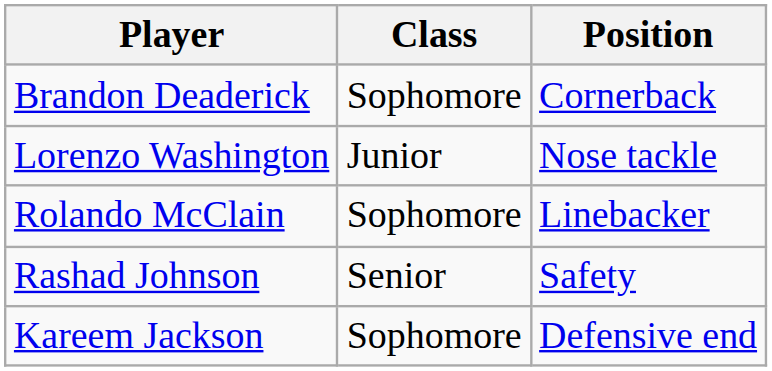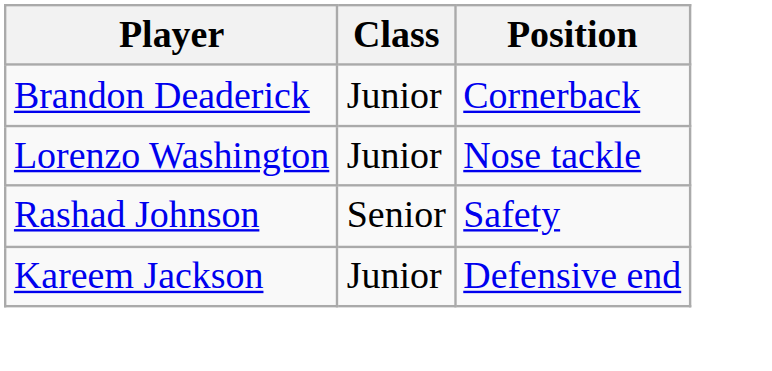(434, 94) Sophomore -> (394, 94) Junior
- row: (149, 214)
(434, 335) Sophomore -> (394, 275) Junior
